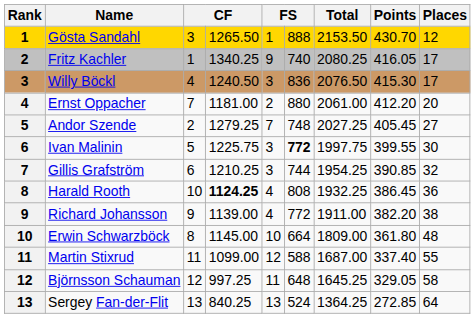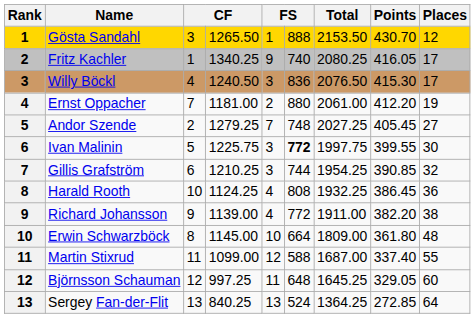(430, 103) 20 -> (430, 103) 19
(234, 192) bold -> (233, 192) normal
(430, 280) 58 -> (430, 280) 60
